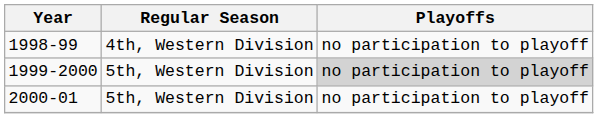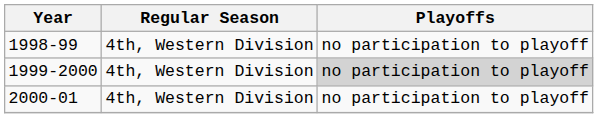(210, 72) 5th, Western Division -> (210, 72) 4th, Western Division
(210, 99) 5th, Western Division -> (210, 99) 4th, Western Division
